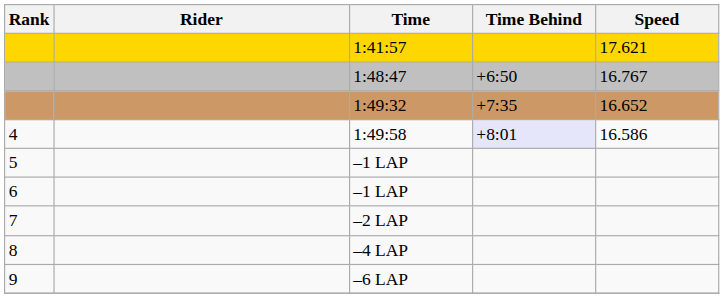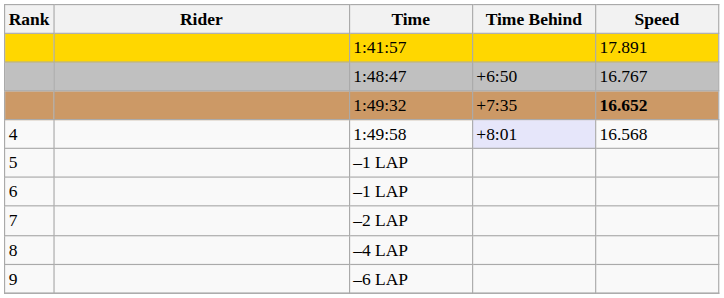(623, 47) 17.621 -> (623, 47) 17.891
(623, 105) normal -> (623, 105) bold
(623, 134) 16.586 -> (623, 134) 16.568
